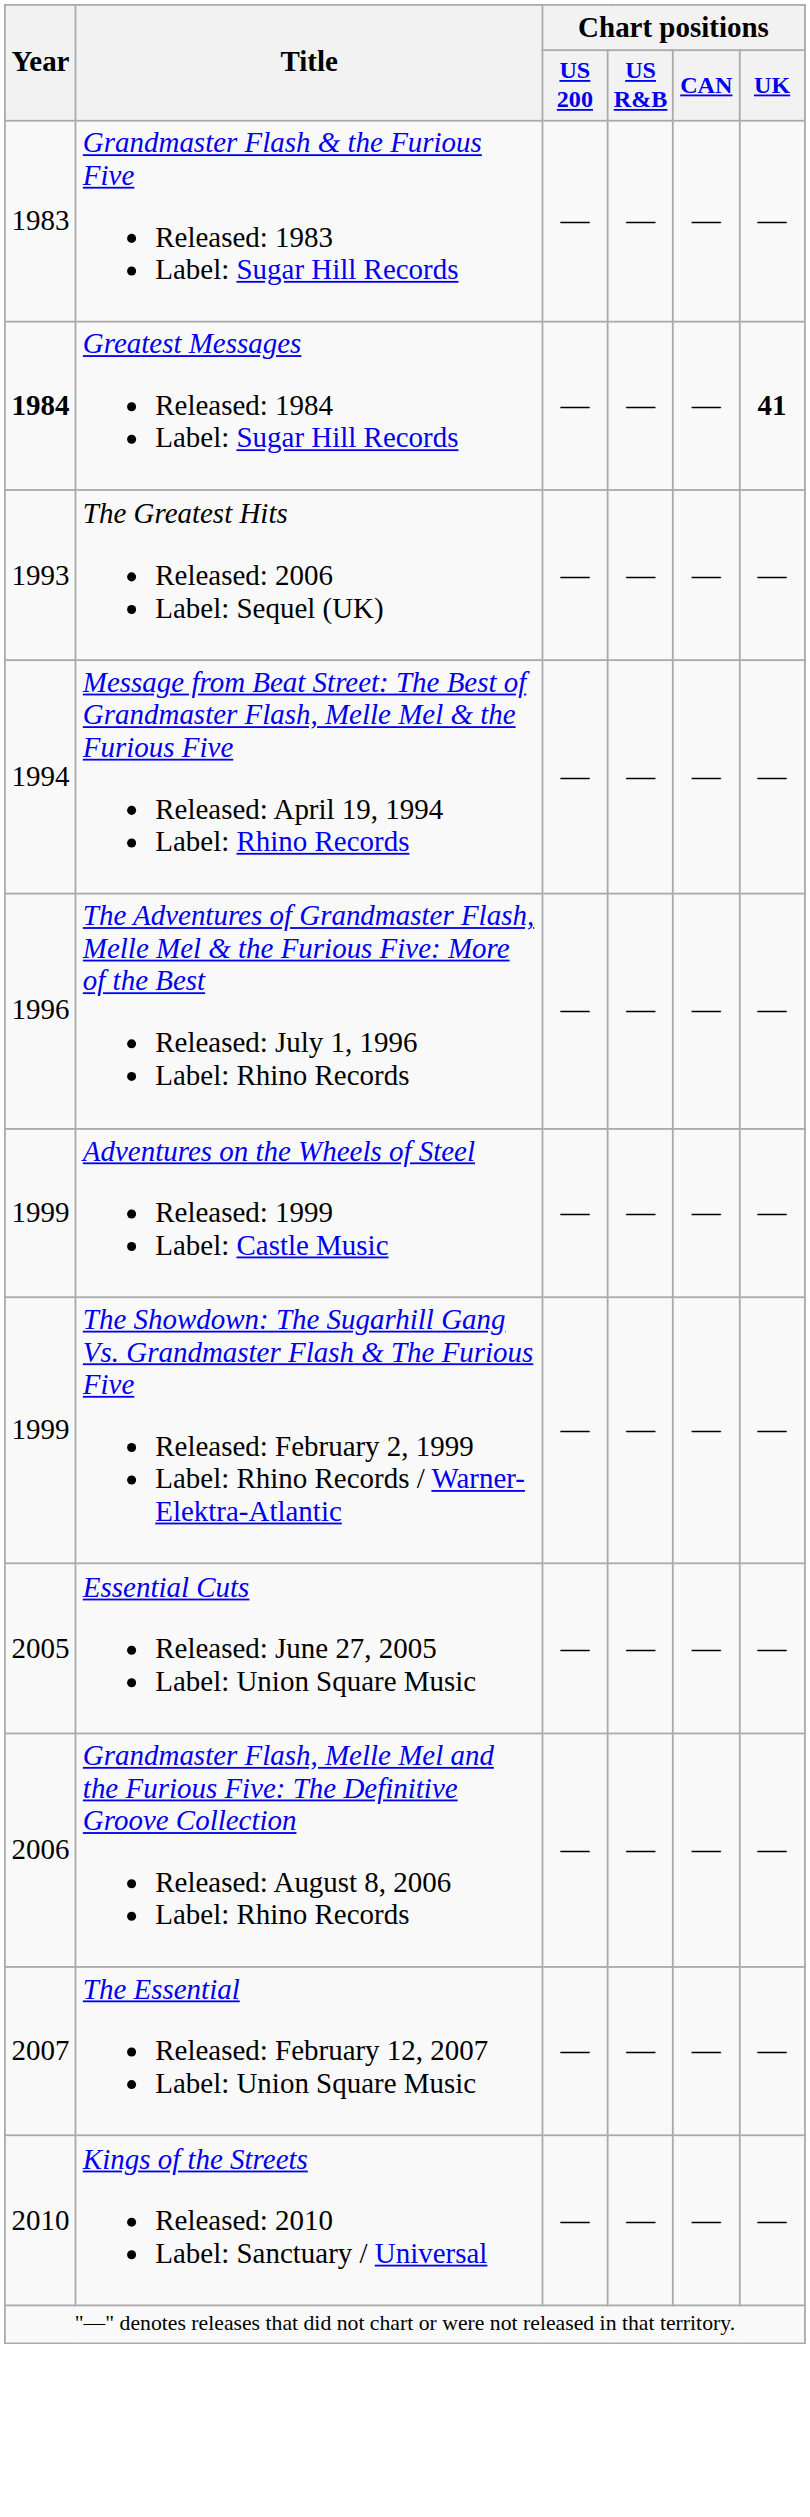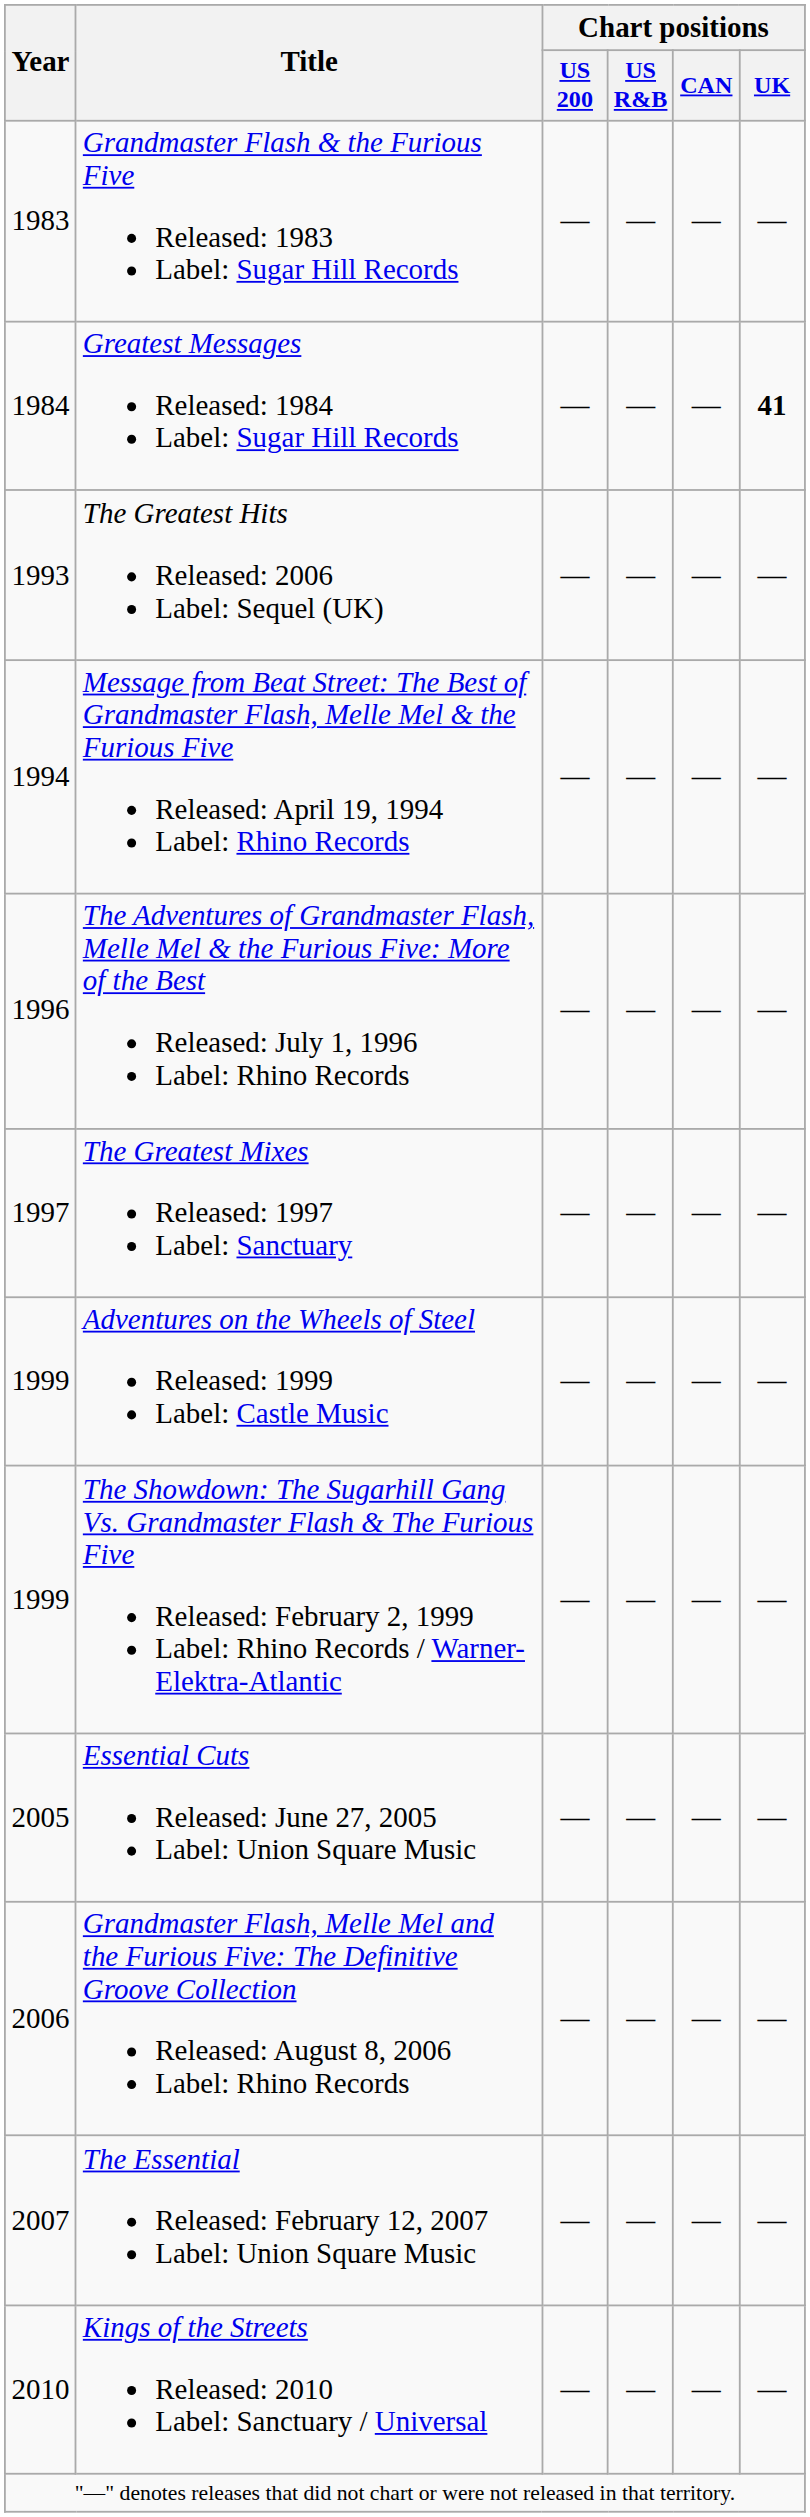(41, 405) bold -> (41, 405) normal
+ row: (309, 1198)
